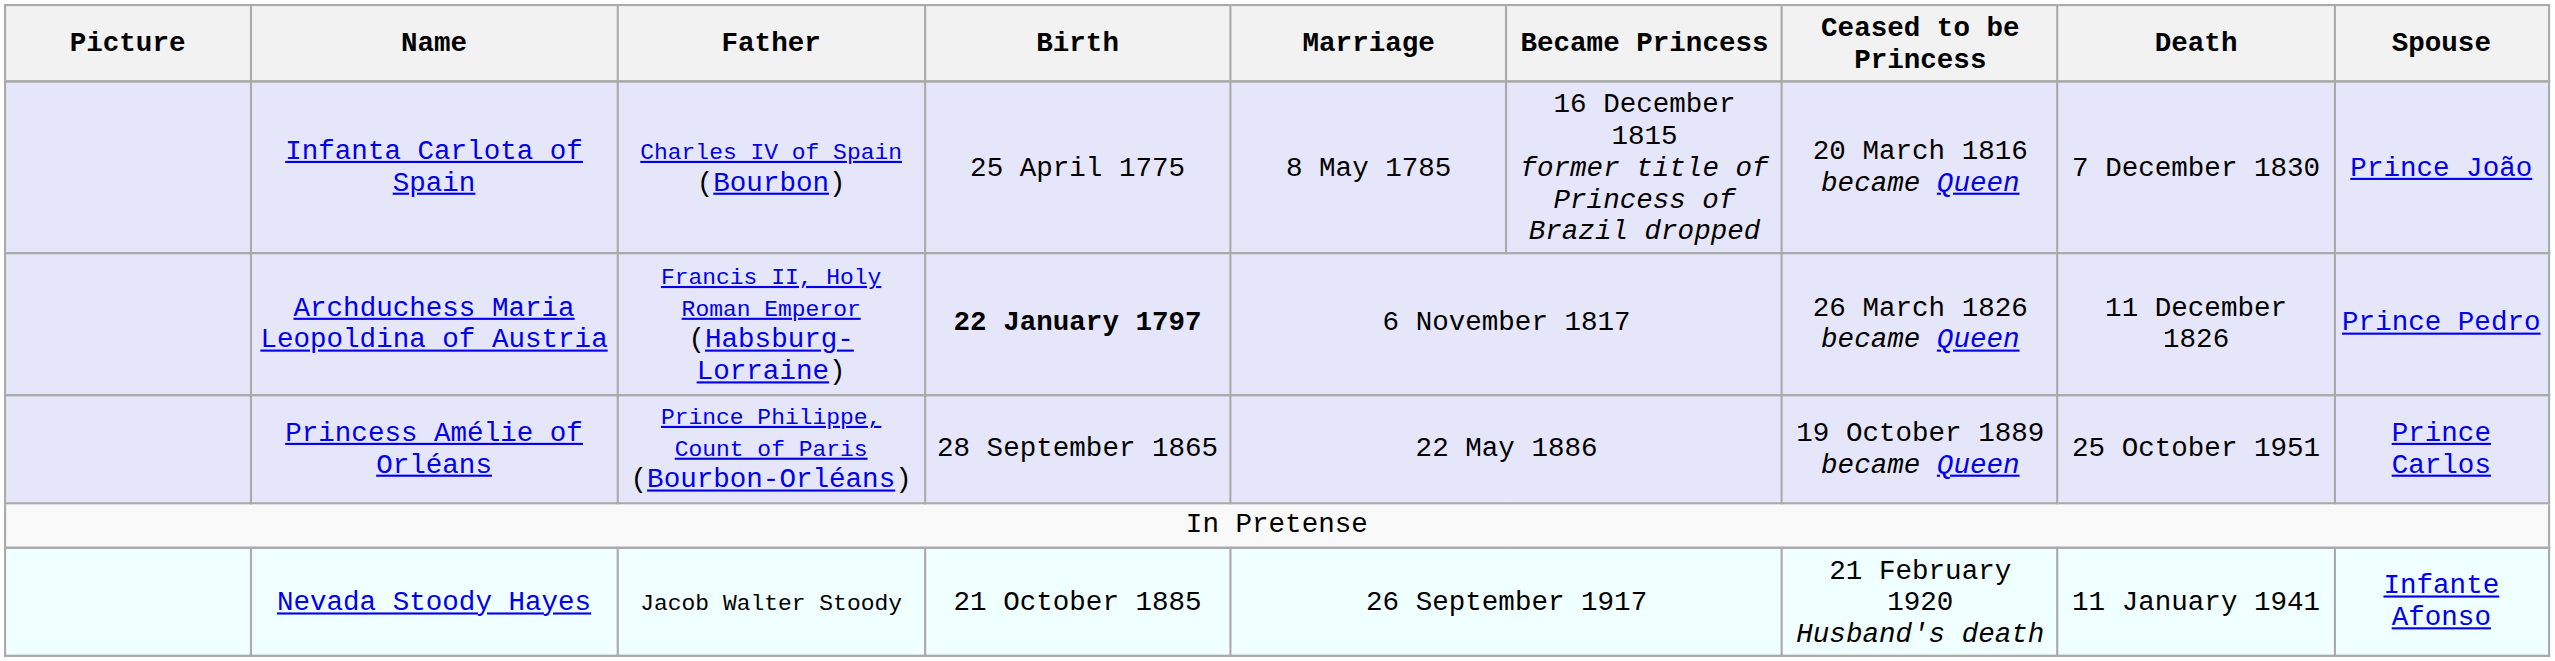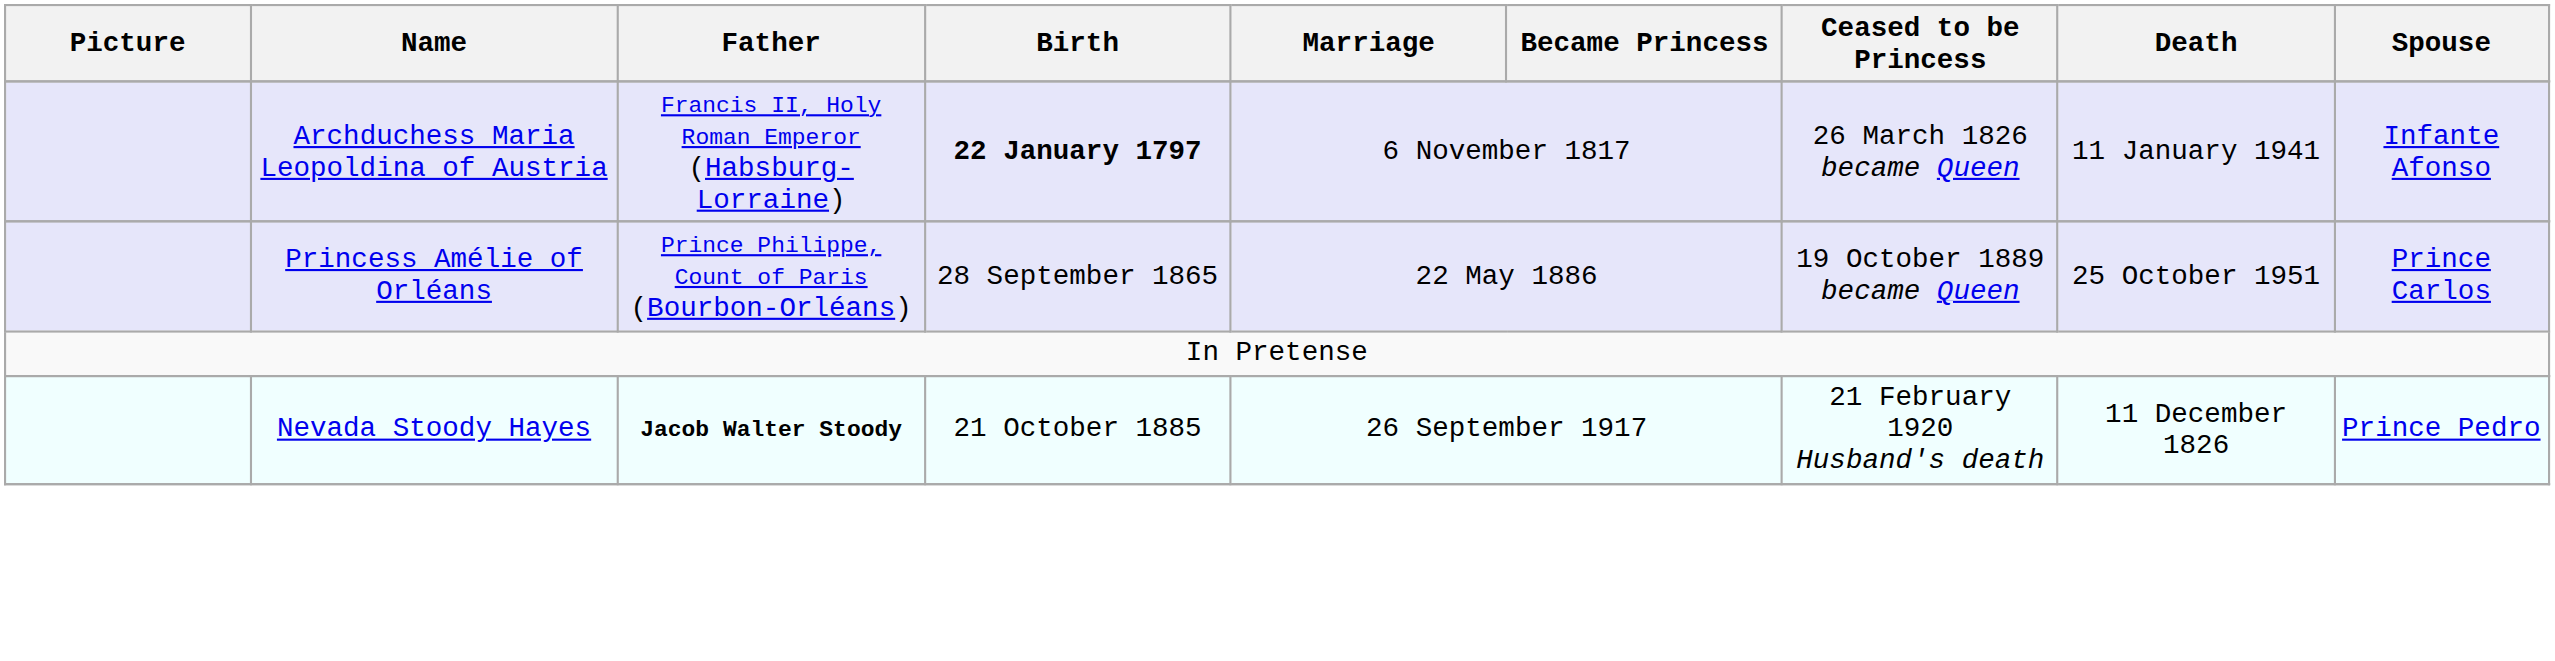- row: (434, 168)
(2196, 324) 11 December 1826 -> (2196, 152) 11 January 1941
(2441, 324) Prince Pedro -> (2441, 152) Infante Afonso
(771, 603) normal -> (771, 430) bold
(2196, 602) 11 January 1941 -> (2196, 430) 11 December 1826
(2441, 602) Infante Afonso -> (2441, 430) Prince Pedro
